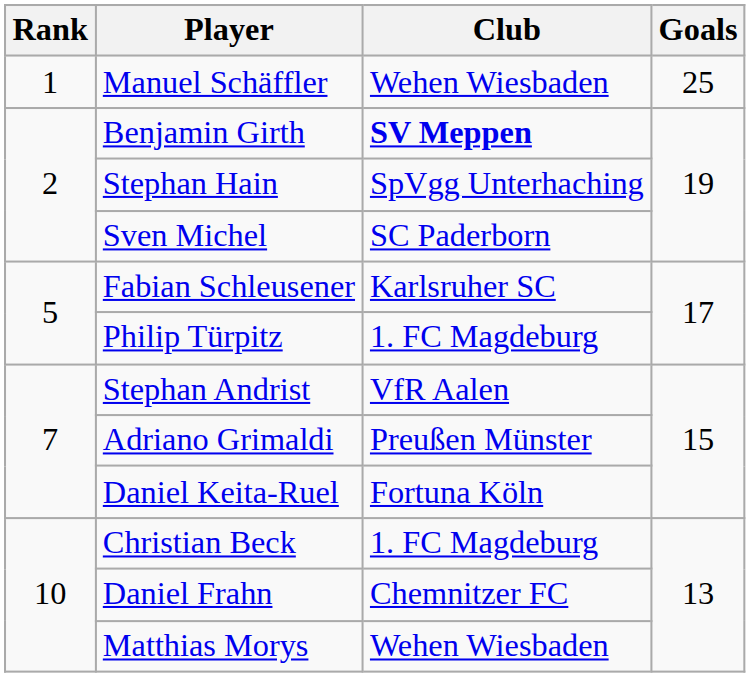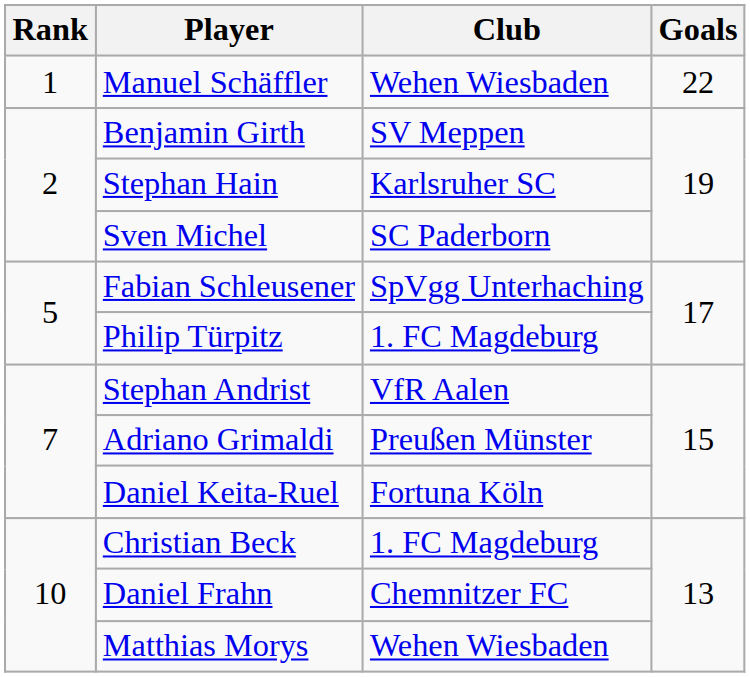(698, 81) 25 -> (698, 81) 22
(451, 132) bold -> (447, 132) normal
(507, 183) SpVgg Unterhaching -> (463, 183) Karlsruher SC
(463, 286) Karlsruher SC -> (507, 286) SpVgg Unterhaching
